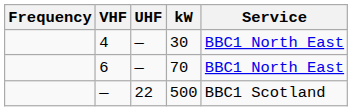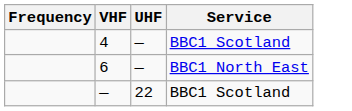- column: (184, 17)
(274, 42) BBC1 North East -> (230, 42) BBC1 Scotland
